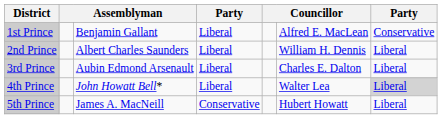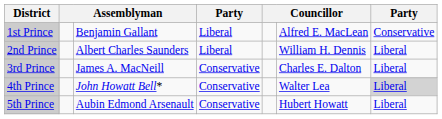(135, 68) Aubin Edmond Arsenault -> (120, 68) James A. MacNeill
(216, 68) Liberal -> (229, 68) Conservative
(216, 86) Liberal -> (229, 86) Conservative
(120, 104) James A. MacNeill -> (135, 104) Aubin Edmond Arsenault
